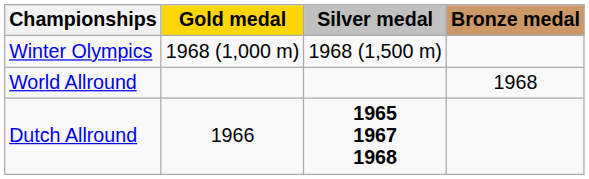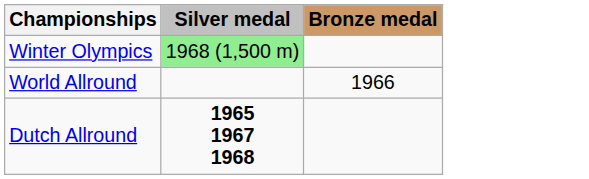- column: (233, 20)
(375, 51) no background -> (233, 51) lightgreen background
(515, 82) 1968 -> (373, 82) 1966
